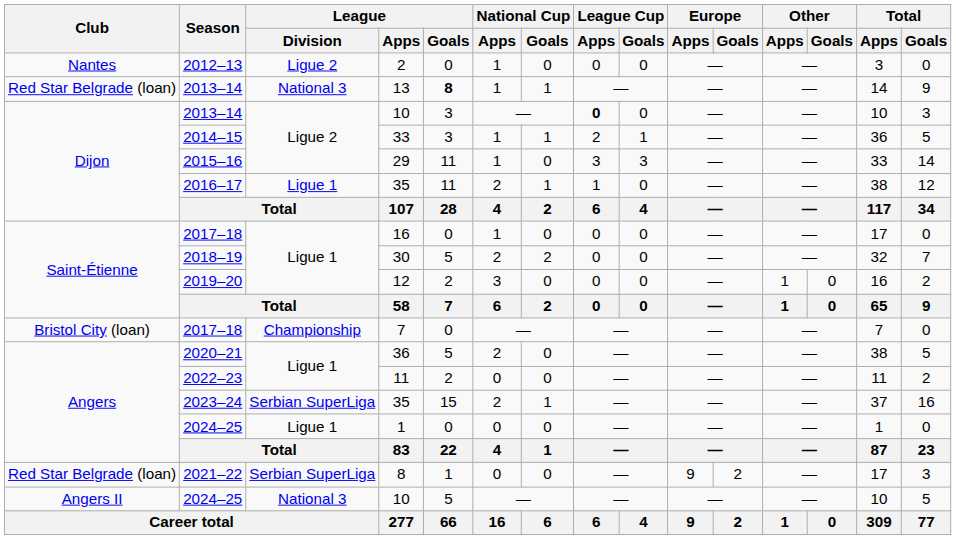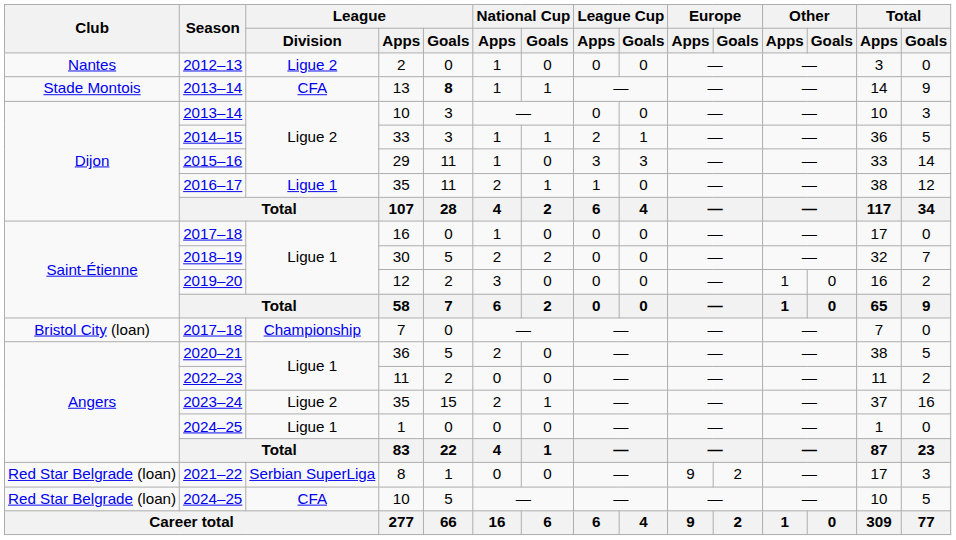(92, 88) Red Star Belgrade (loan) -> (92, 88) Stade Montois
(312, 88) National 3 -> (312, 88) CFA
(596, 112) bold -> (596, 112) normal
(312, 402) Serbian SuperLiga -> (312, 402) Ligue 2
(92, 498) Angers II -> (92, 498) Red Star Belgrade (loan)
(312, 498) National 3 -> (312, 498) CFA
